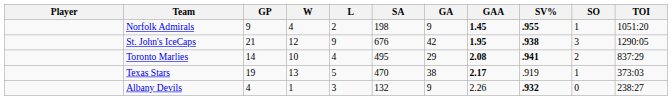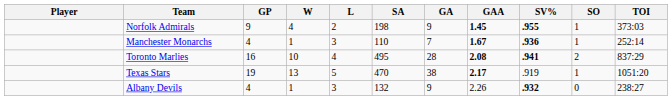(633, 27) 1051:20 -> (630, 27) 373:03
+ row: (169, 42)
- row: (161, 42)
(251, 57) 14 -> (251, 57) 16
(431, 57) 29 -> (431, 57) 28
(630, 73) 373:03 -> (633, 73) 1051:20
